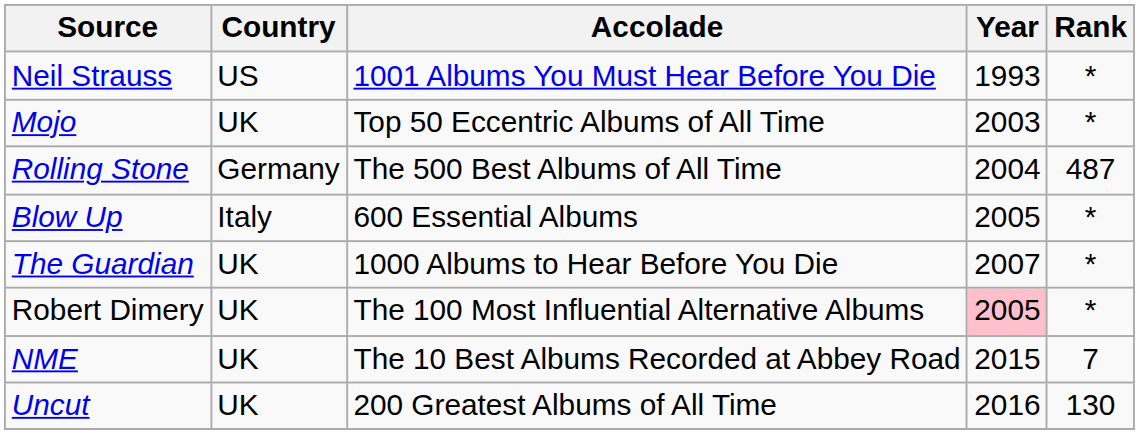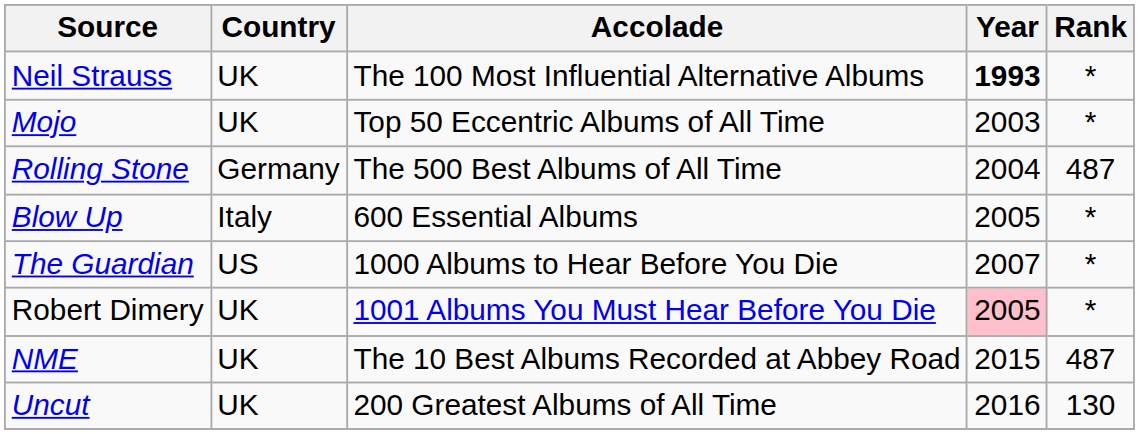(238, 75) US -> (238, 75) UK
(645, 75) 1001 Albums You Must Hear Before You Die -> (639, 75) The 100 Most Influential Alternative Albums
(1007, 75) normal -> (1007, 75) bold
(238, 264) UK -> (238, 264) US
(639, 311) The 100 Most Influential Alternative Albums -> (645, 311) 1001 Albums You Must Hear Before You Die
(1091, 358) 7 -> (1091, 358) 487
